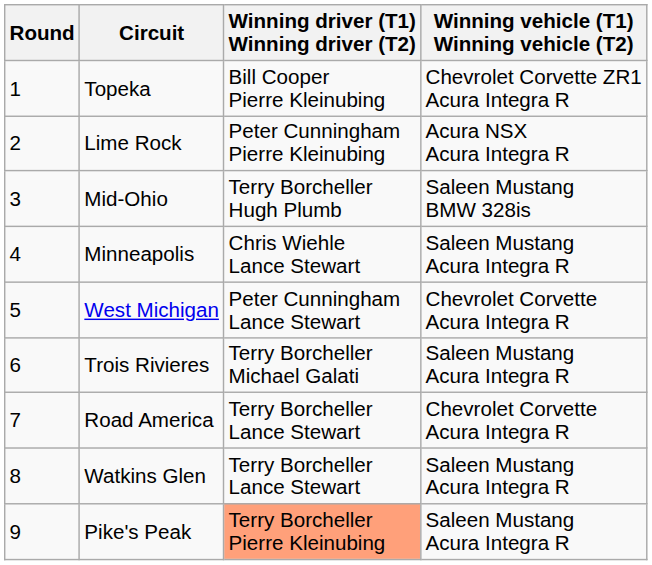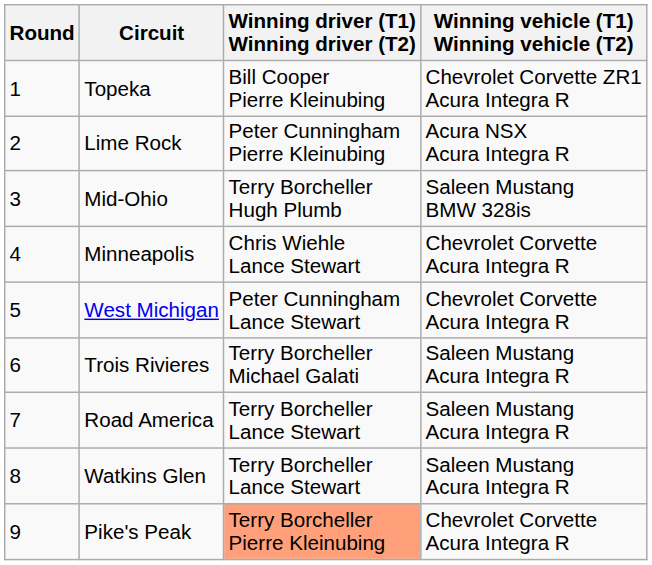(500, 254) Saleen Mustang Acura Integra R -> (511, 254) Chevrolet Corvette Acura Integra R
(511, 421) Chevrolet Corvette Acura Integra R -> (500, 421) Saleen Mustang Acura Integra R
(500, 532) Saleen Mustang Acura Integra R -> (511, 532) Chevrolet Corvette Acura Integra R
